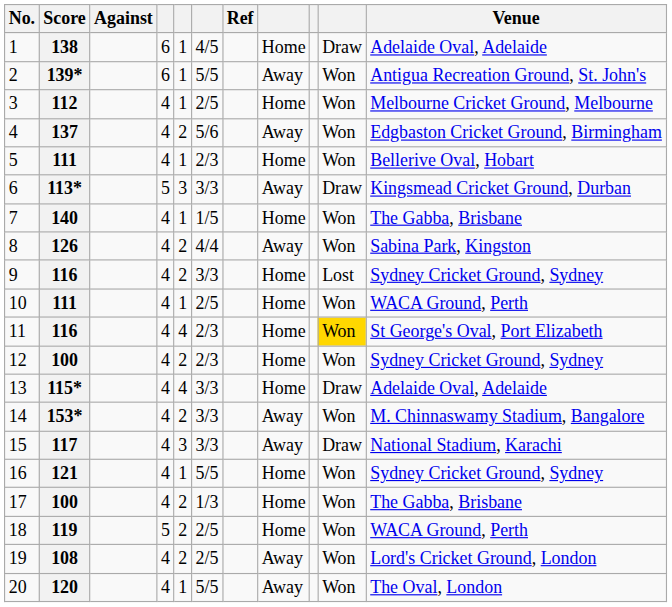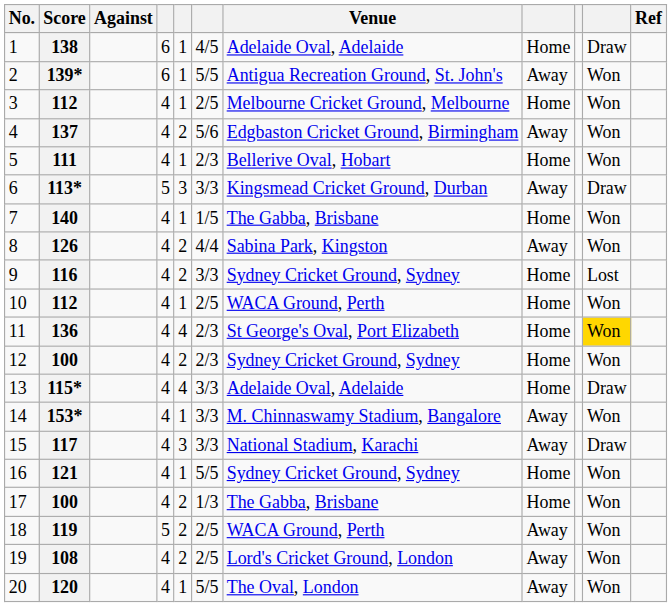columns swapped: (516, 18) <-> (240, 18)
(65, 302) 111 -> (65, 302) 112
(65, 331) 116 -> (65, 331) 136
(183, 416) 2 -> (183, 416) 1
(284, 530) Home -> (547, 530) Away
